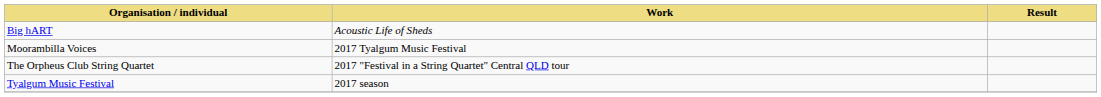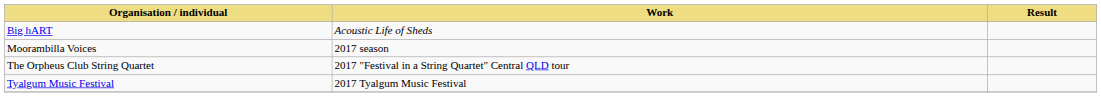(400, 48) 2017 Tyalgum Music Festival -> (362, 48) 2017 season
(362, 83) 2017 season -> (400, 83) 2017 Tyalgum Music Festival
